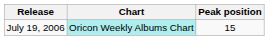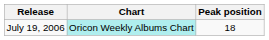(230, 27) 15 -> (230, 27) 18
